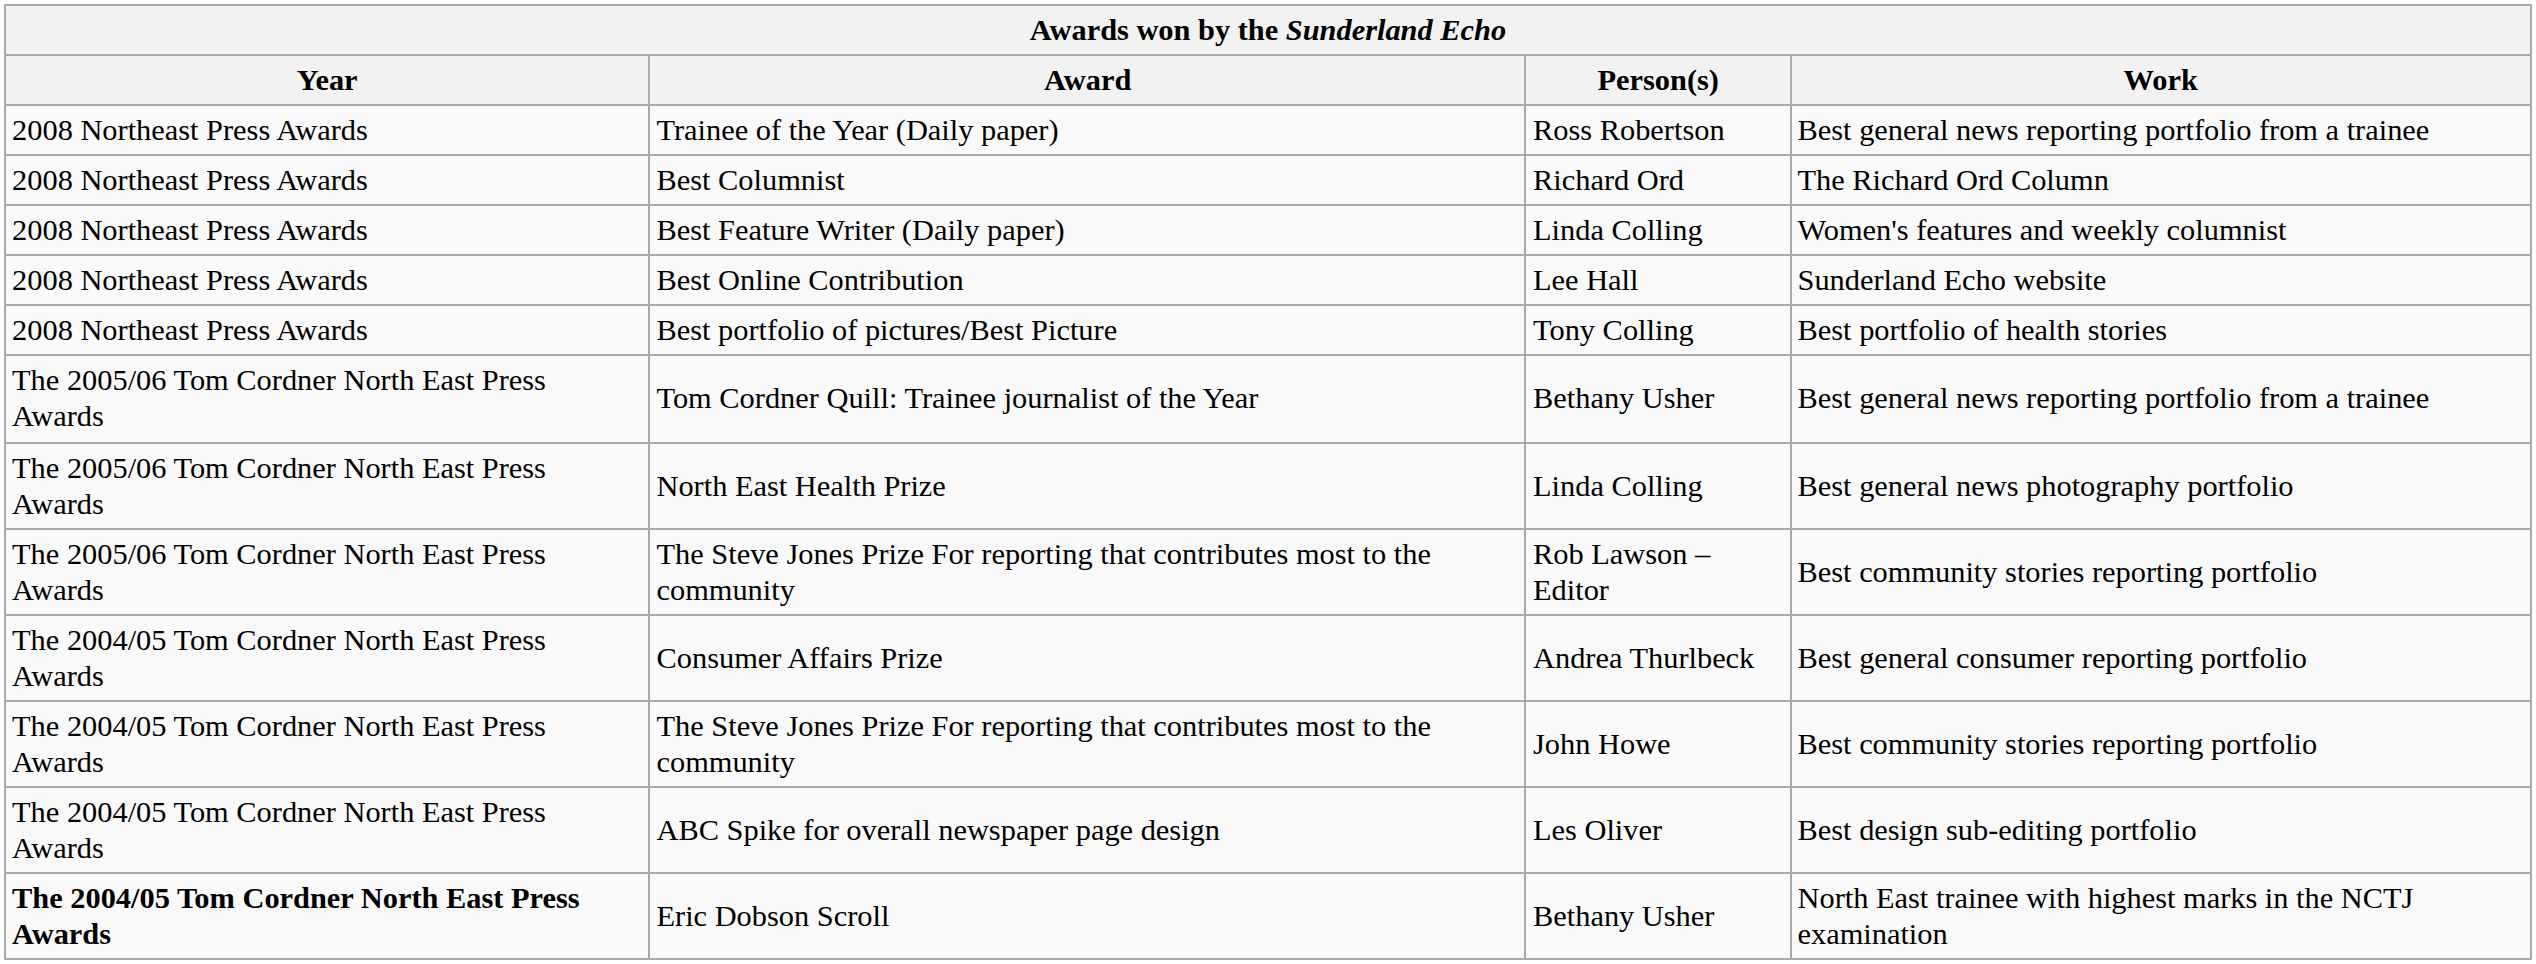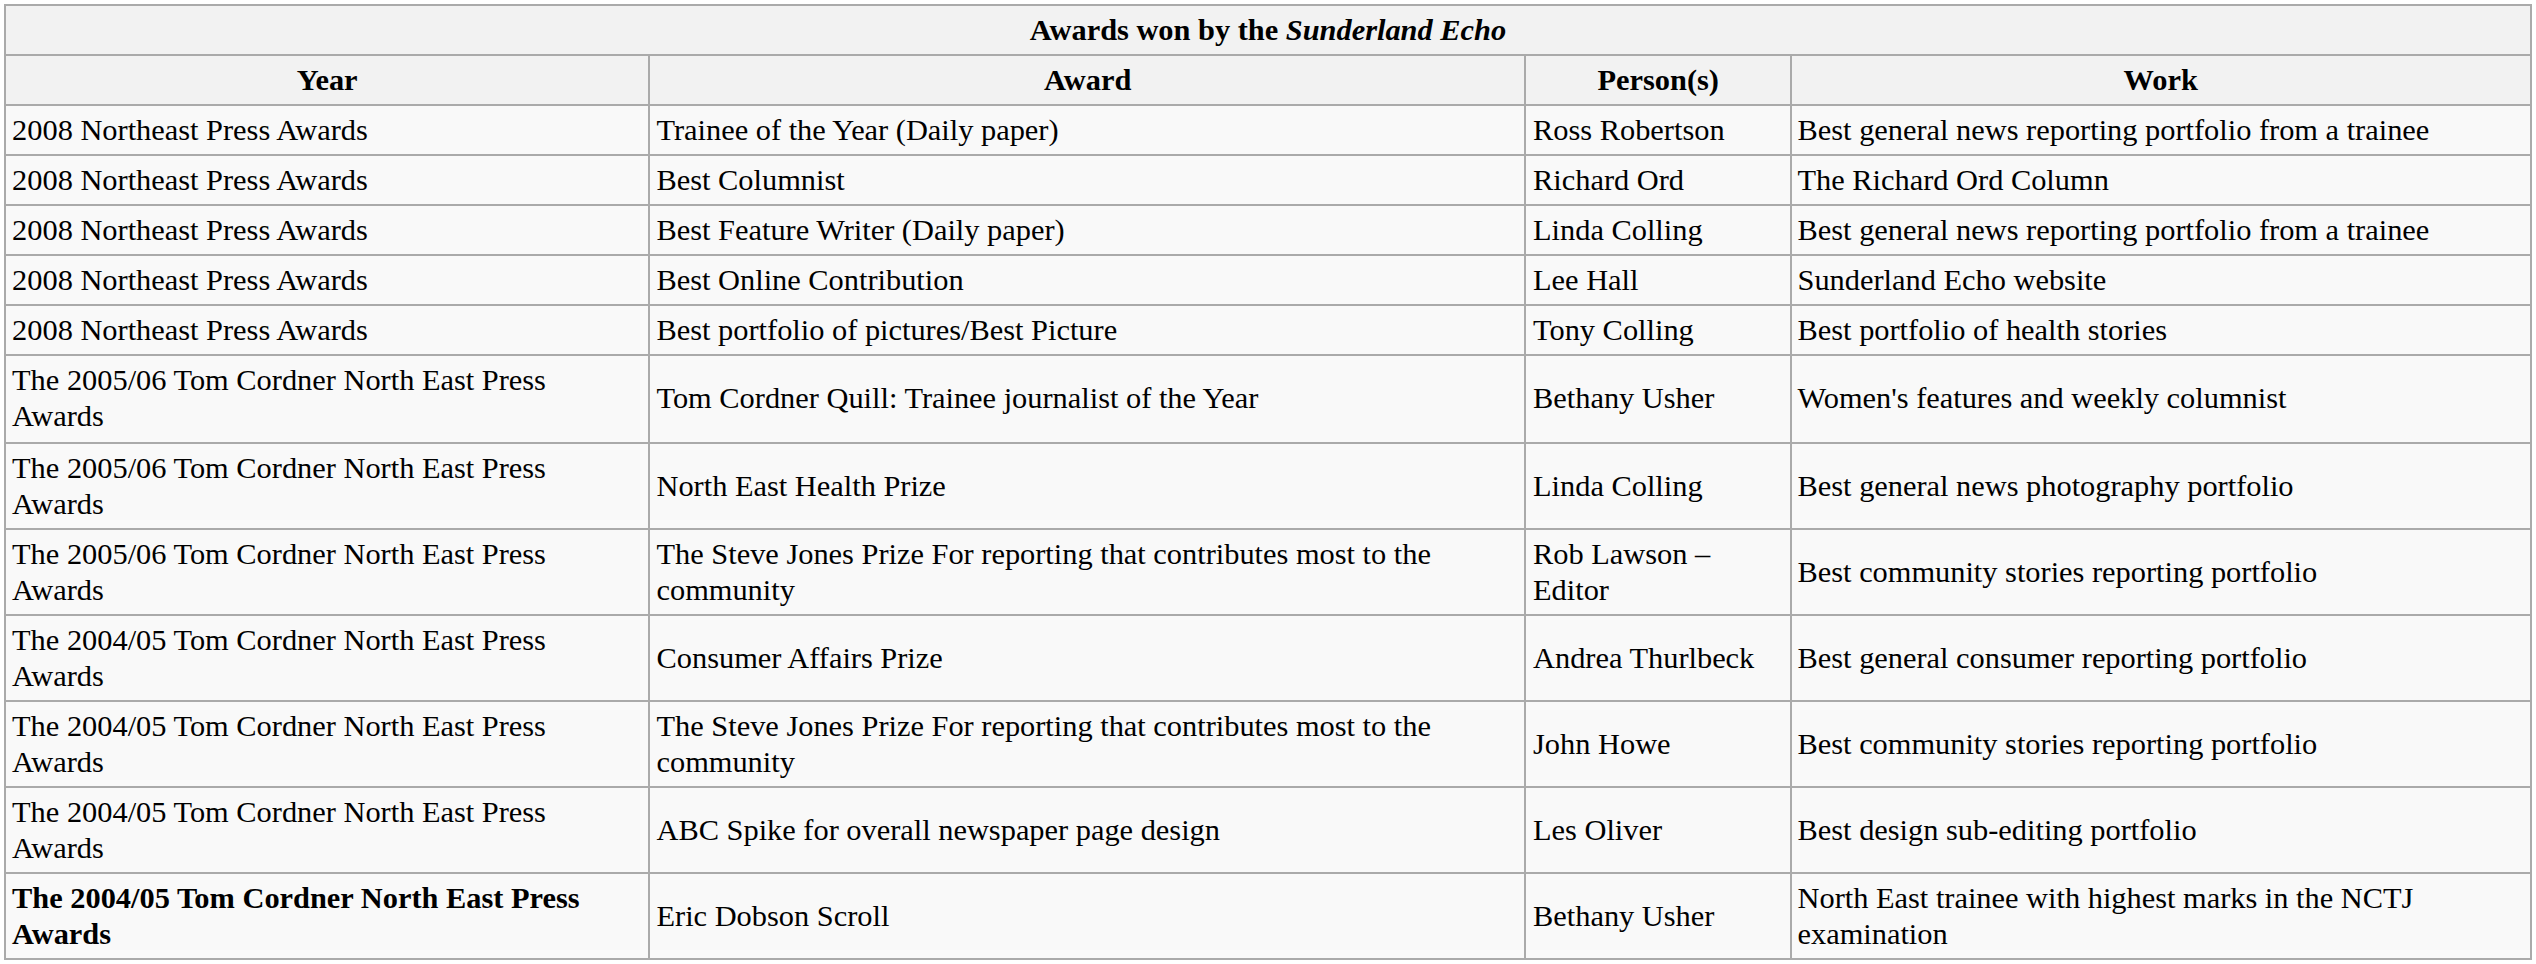(2042, 230) Women's features and weekly columnist -> (2113, 230) Best general news reporting portfolio from a trainee
(2113, 398) Best general news reporting portfolio from a trainee -> (2042, 398) Women's features and weekly columnist
